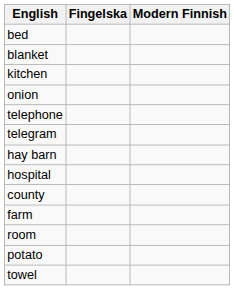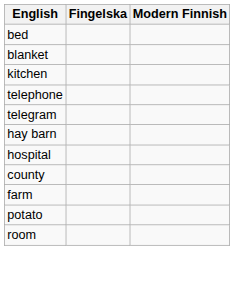- row: (23, 94)
rows swapped: (22, 235) <-> (25, 255)
- row: (22, 275)
